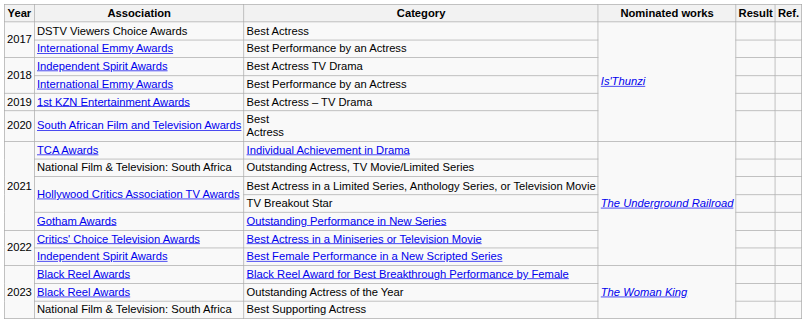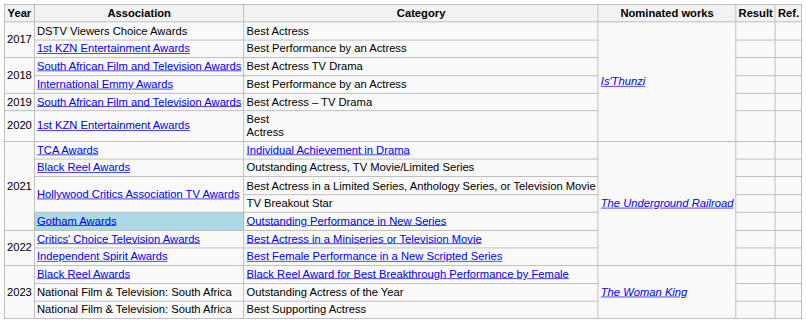(105, 48) International Emmy Awards -> (113, 48) 1st KZN Entertainment Awards
(102, 66) Independent Spirit Awards -> (139, 66) South African Film and Television Awards
(113, 102) 1st KZN Entertainment Awards -> (139, 102) South African Film and Television Awards
(139, 126) South African Film and Television Awards -> (113, 126) 1st KZN Entertainment Awards
(134, 168) National Film & Television: South Africa -> (84, 168) Black Reel Awards
(77, 221) no background -> (77, 221) lightblue background
(84, 292) Black Reel Awards -> (134, 292) National Film & Television: South Africa
